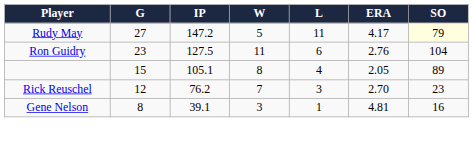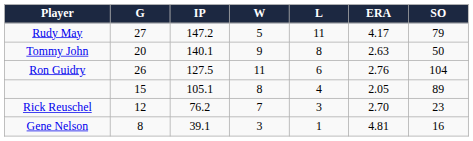(438, 32) lightyellow background -> (438, 32) no background
+ row: (57, 51)
(140, 51) 23 -> (140, 70) 26
